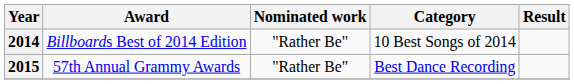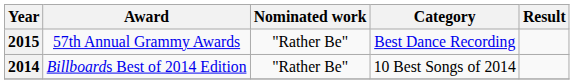rows swapped: (24, 41) <-> (24, 66)
